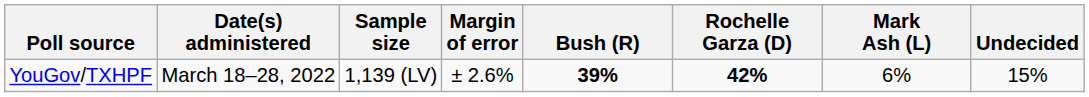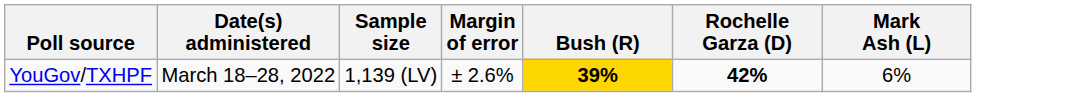- column: (1028, 43)
(598, 75) no background -> (598, 75) gold background
